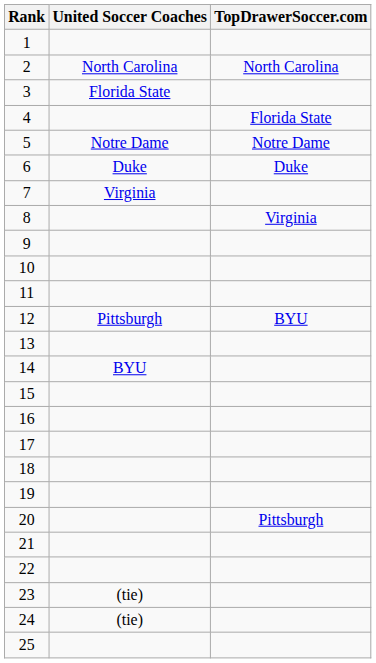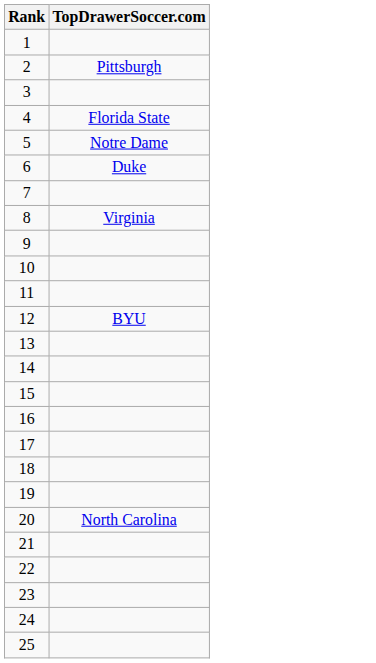- column: (130, 17)
(291, 67) North Carolina -> (129, 67) Pittsburgh
(291, 519) Pittsburgh -> (129, 519) North Carolina
